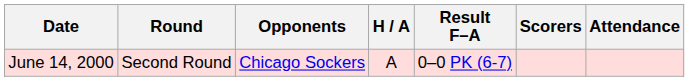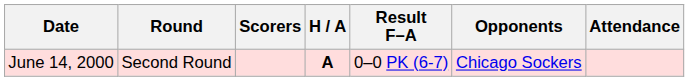columns swapped: (302, 27) <-> (551, 27)
(391, 62) normal -> (328, 62) bold
